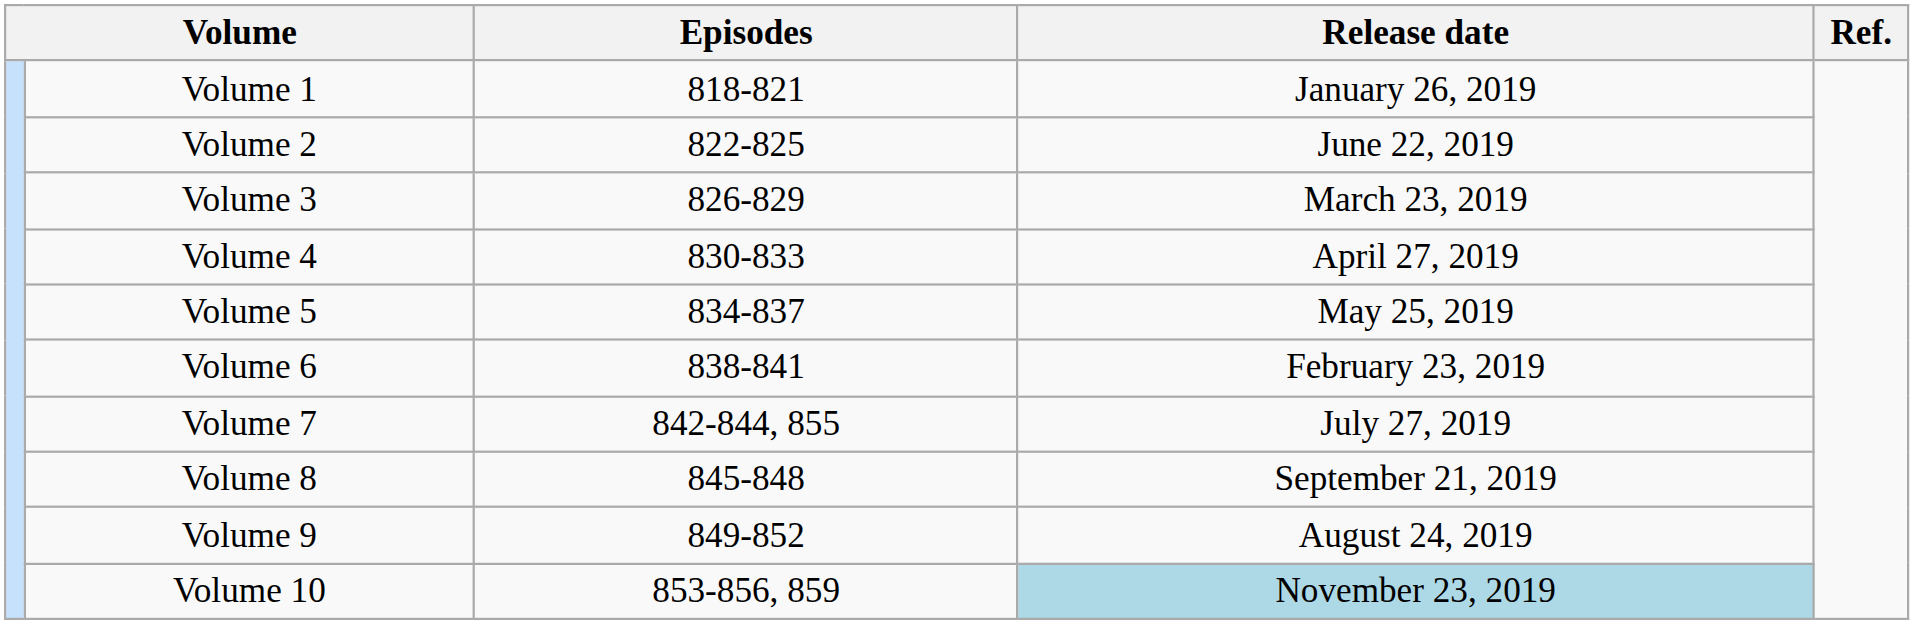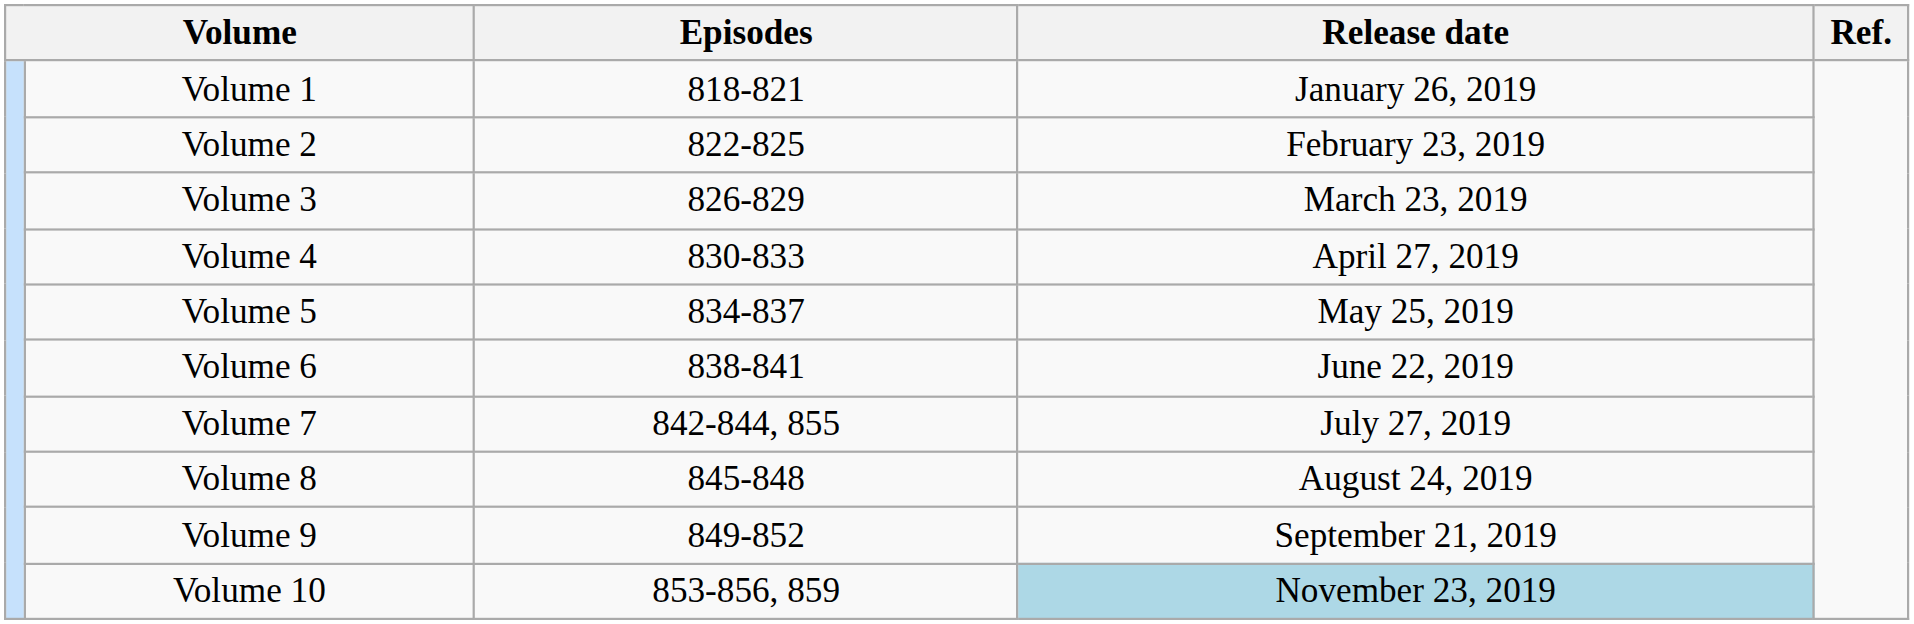(1416, 144) June 22, 2019 -> (1416, 144) February 23, 2019
(1416, 367) February 23, 2019 -> (1416, 367) June 22, 2019
(1416, 479) September 21, 2019 -> (1416, 479) August 24, 2019
(1416, 534) August 24, 2019 -> (1416, 534) September 21, 2019
